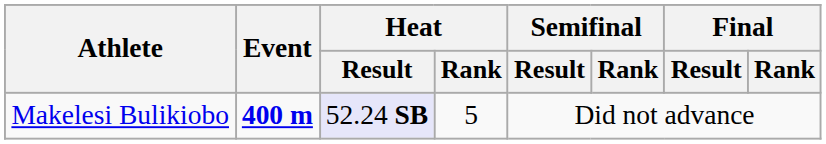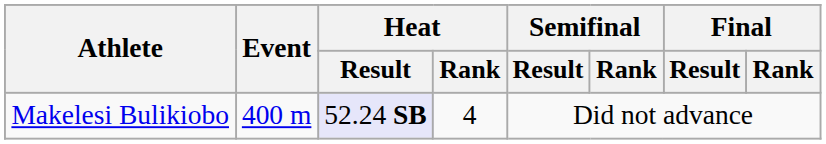(277, 115) bold -> (277, 115) normal
(471, 115) 5 -> (470, 115) 4
